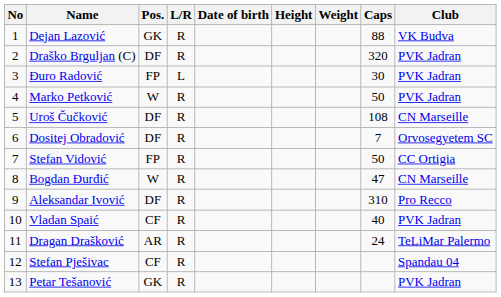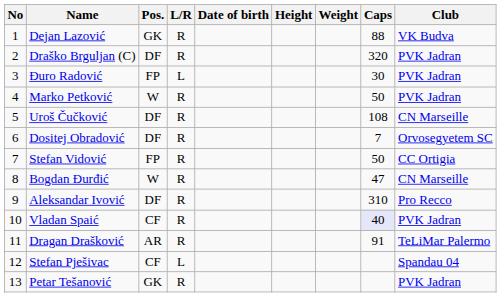(378, 220) no background -> (378, 220) lavender background
(378, 240) 24 -> (378, 240) 91
(181, 261) R -> (181, 261) L
